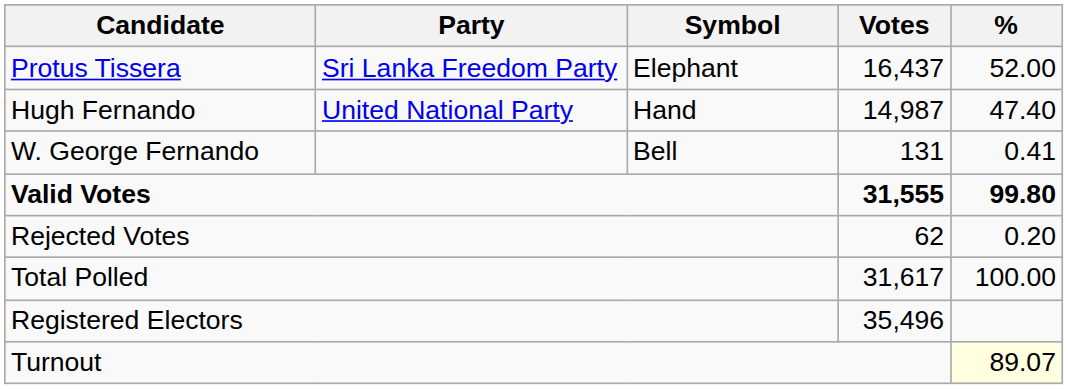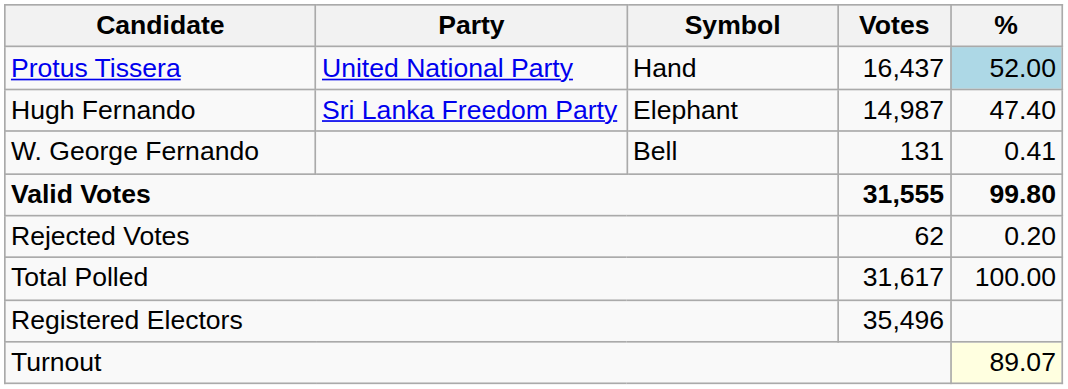(470, 67) Sri Lanka Freedom Party -> (447, 67) United National Party
(685, 67) Elephant -> (665, 67) Hand
(1023, 67) no background -> (1023, 67) lightblue background
(447, 109) United National Party -> (470, 109) Sri Lanka Freedom Party
(665, 109) Hand -> (685, 109) Elephant
